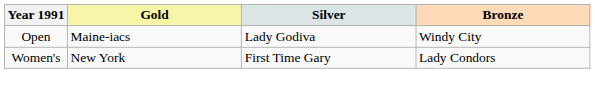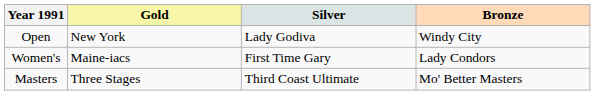(100, 36) Maine-iacs -> (98, 36) New York
(98, 57) New York -> (100, 57) Maine-iacs
+ row: (36, 79)
